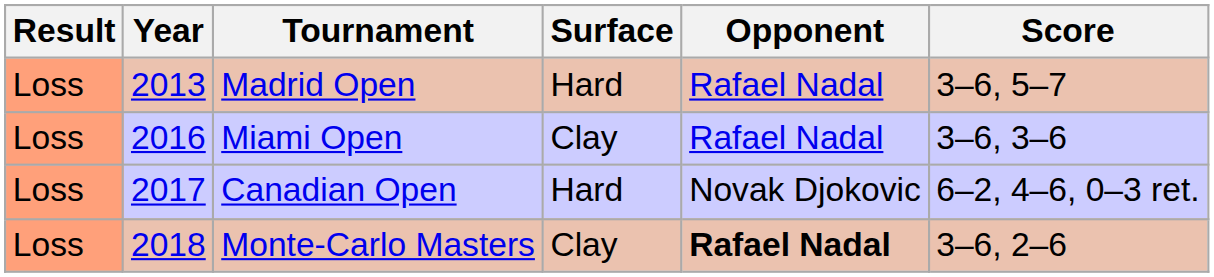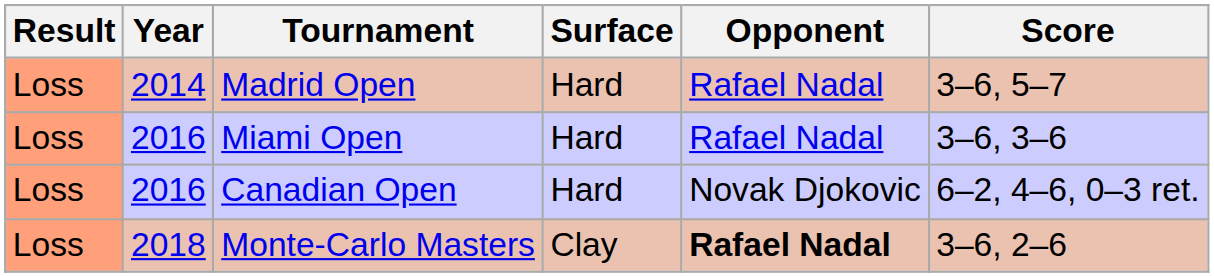(168, 84) 2013 -> (168, 84) 2014
(584, 137) Clay -> (587, 137) Hard
(168, 191) 2017 -> (168, 191) 2016
